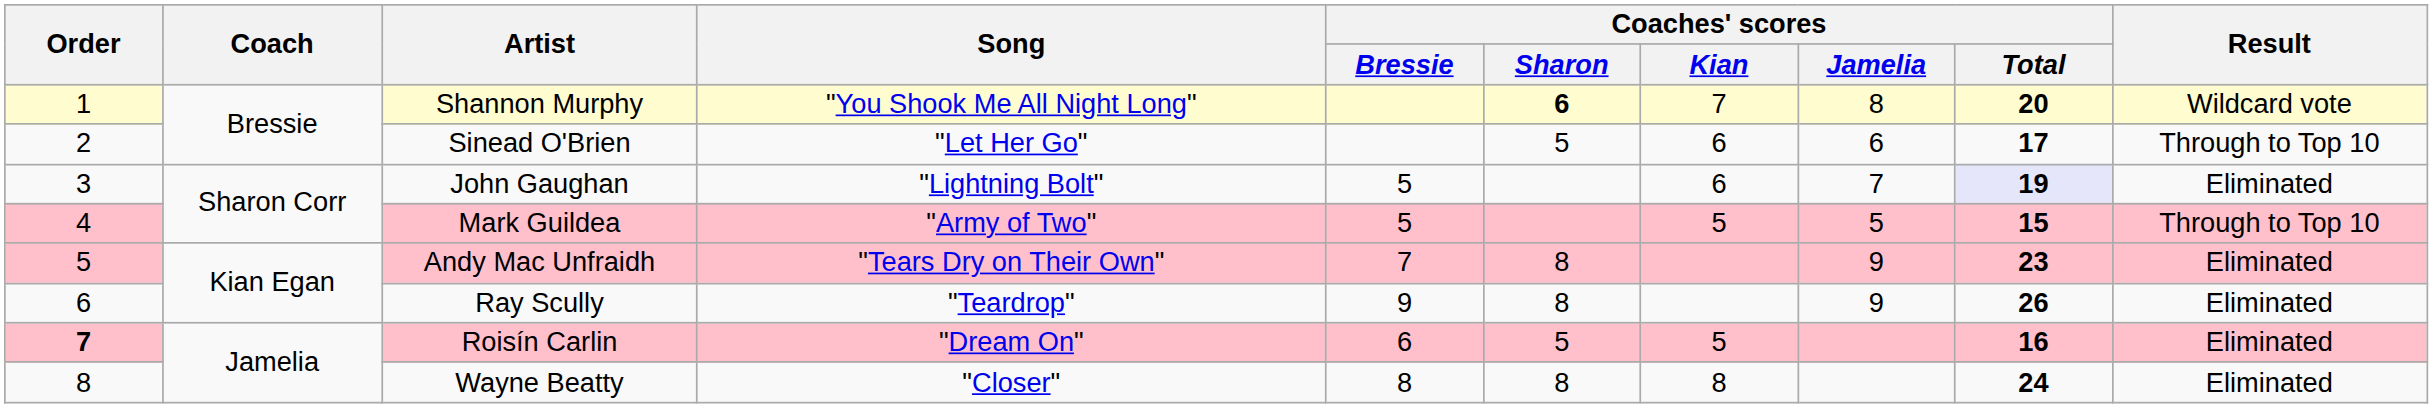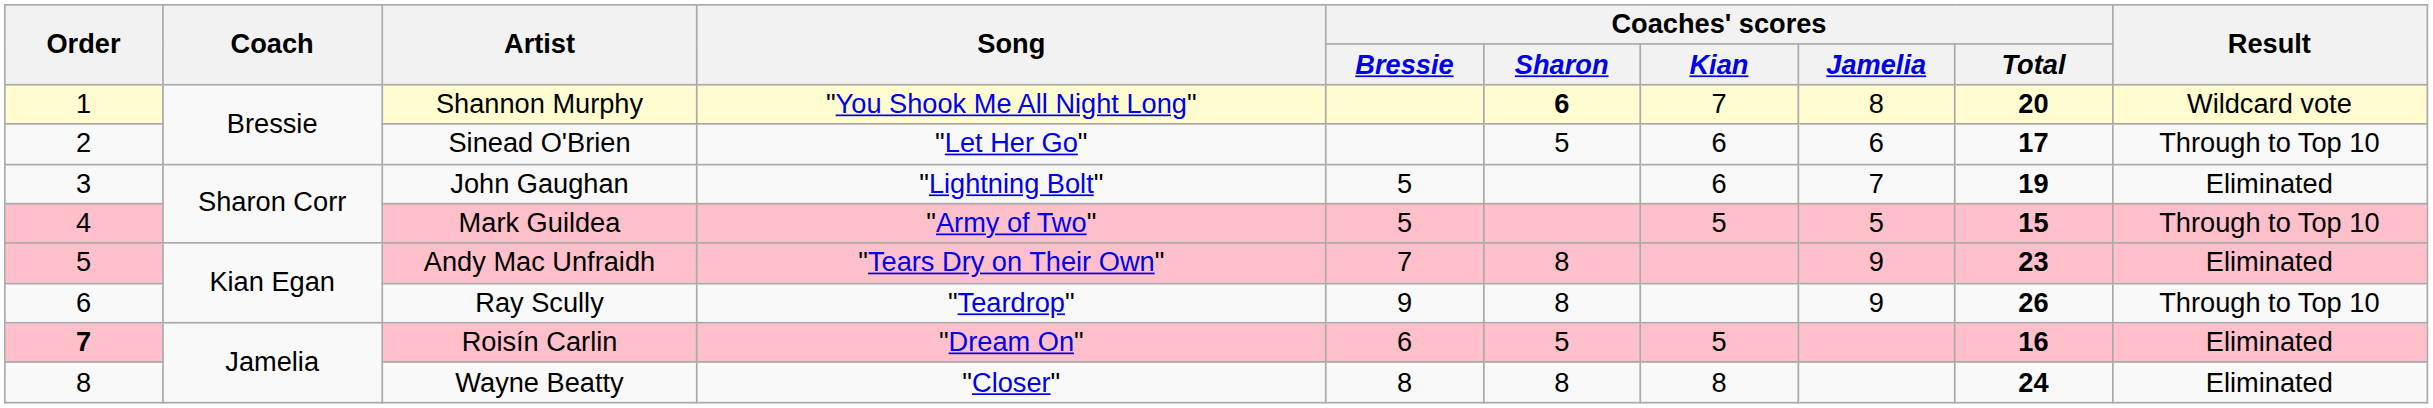(2033, 183) lavender background -> (2033, 183) no background
(2269, 302) Eliminated -> (2269, 302) Through to Top 10
